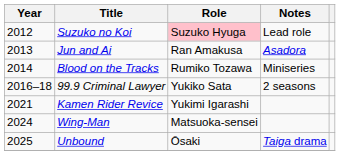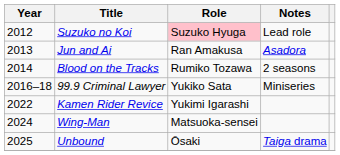(289, 68) Miniseries -> (289, 68) 2 seasons
(289, 86) 2 seasons -> (289, 86) Miniseries
(20, 104) 2021 -> (20, 104) 2022
